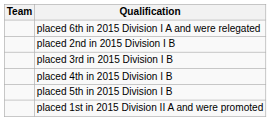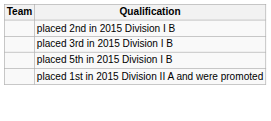- row: (149, 28)
- row: (105, 76)
